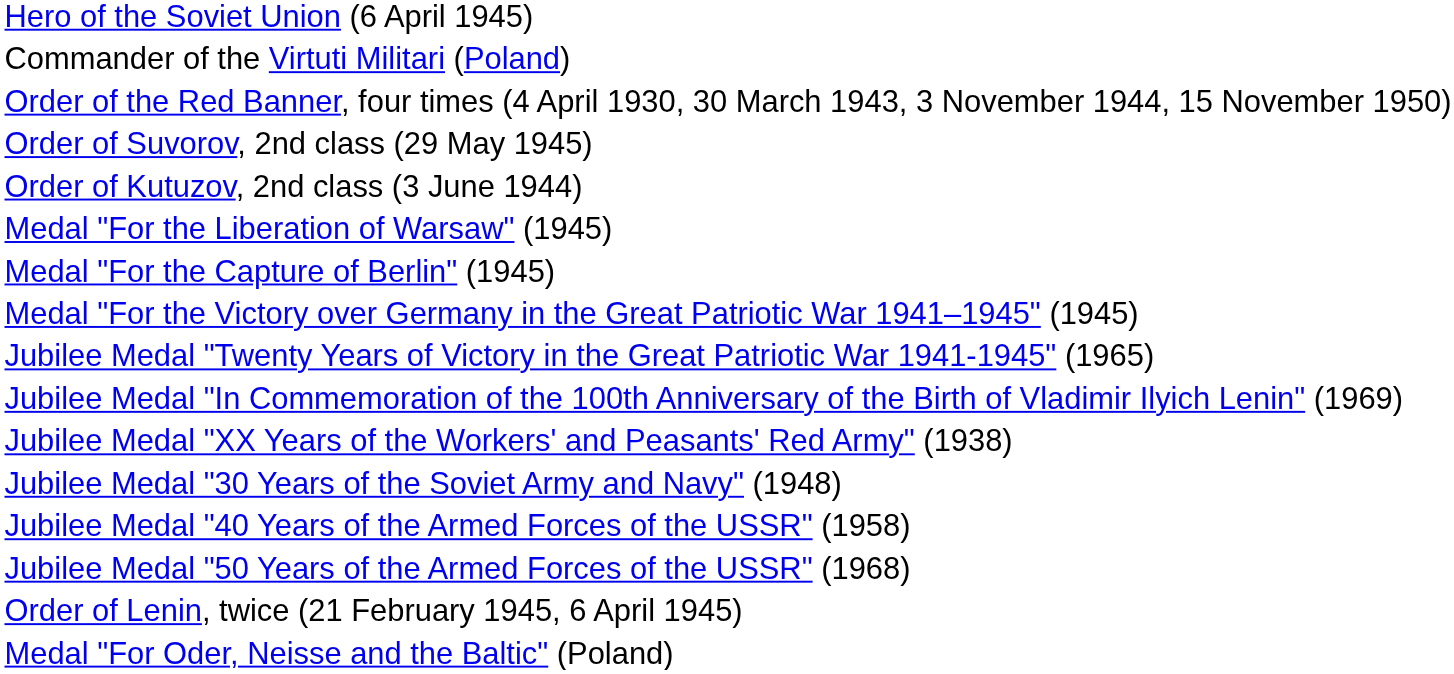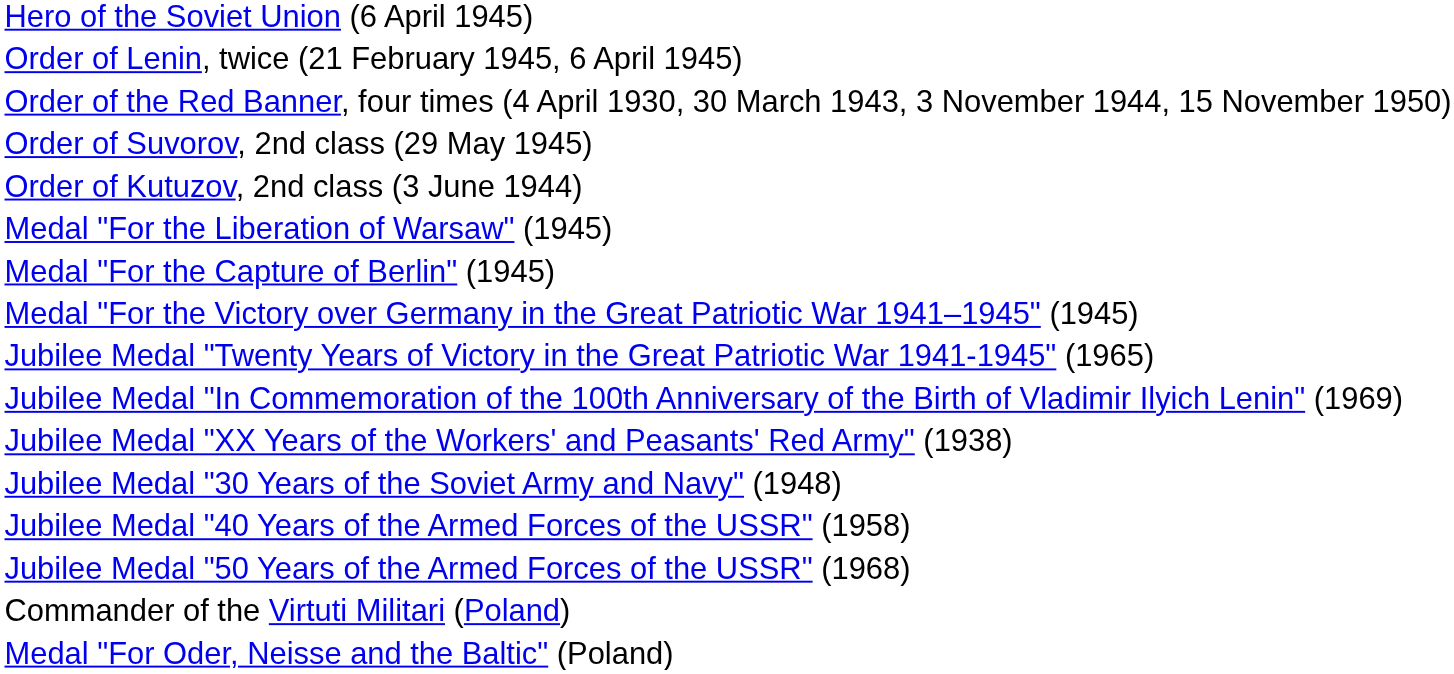rows swapped: (374, 611) <-> (287, 59)
